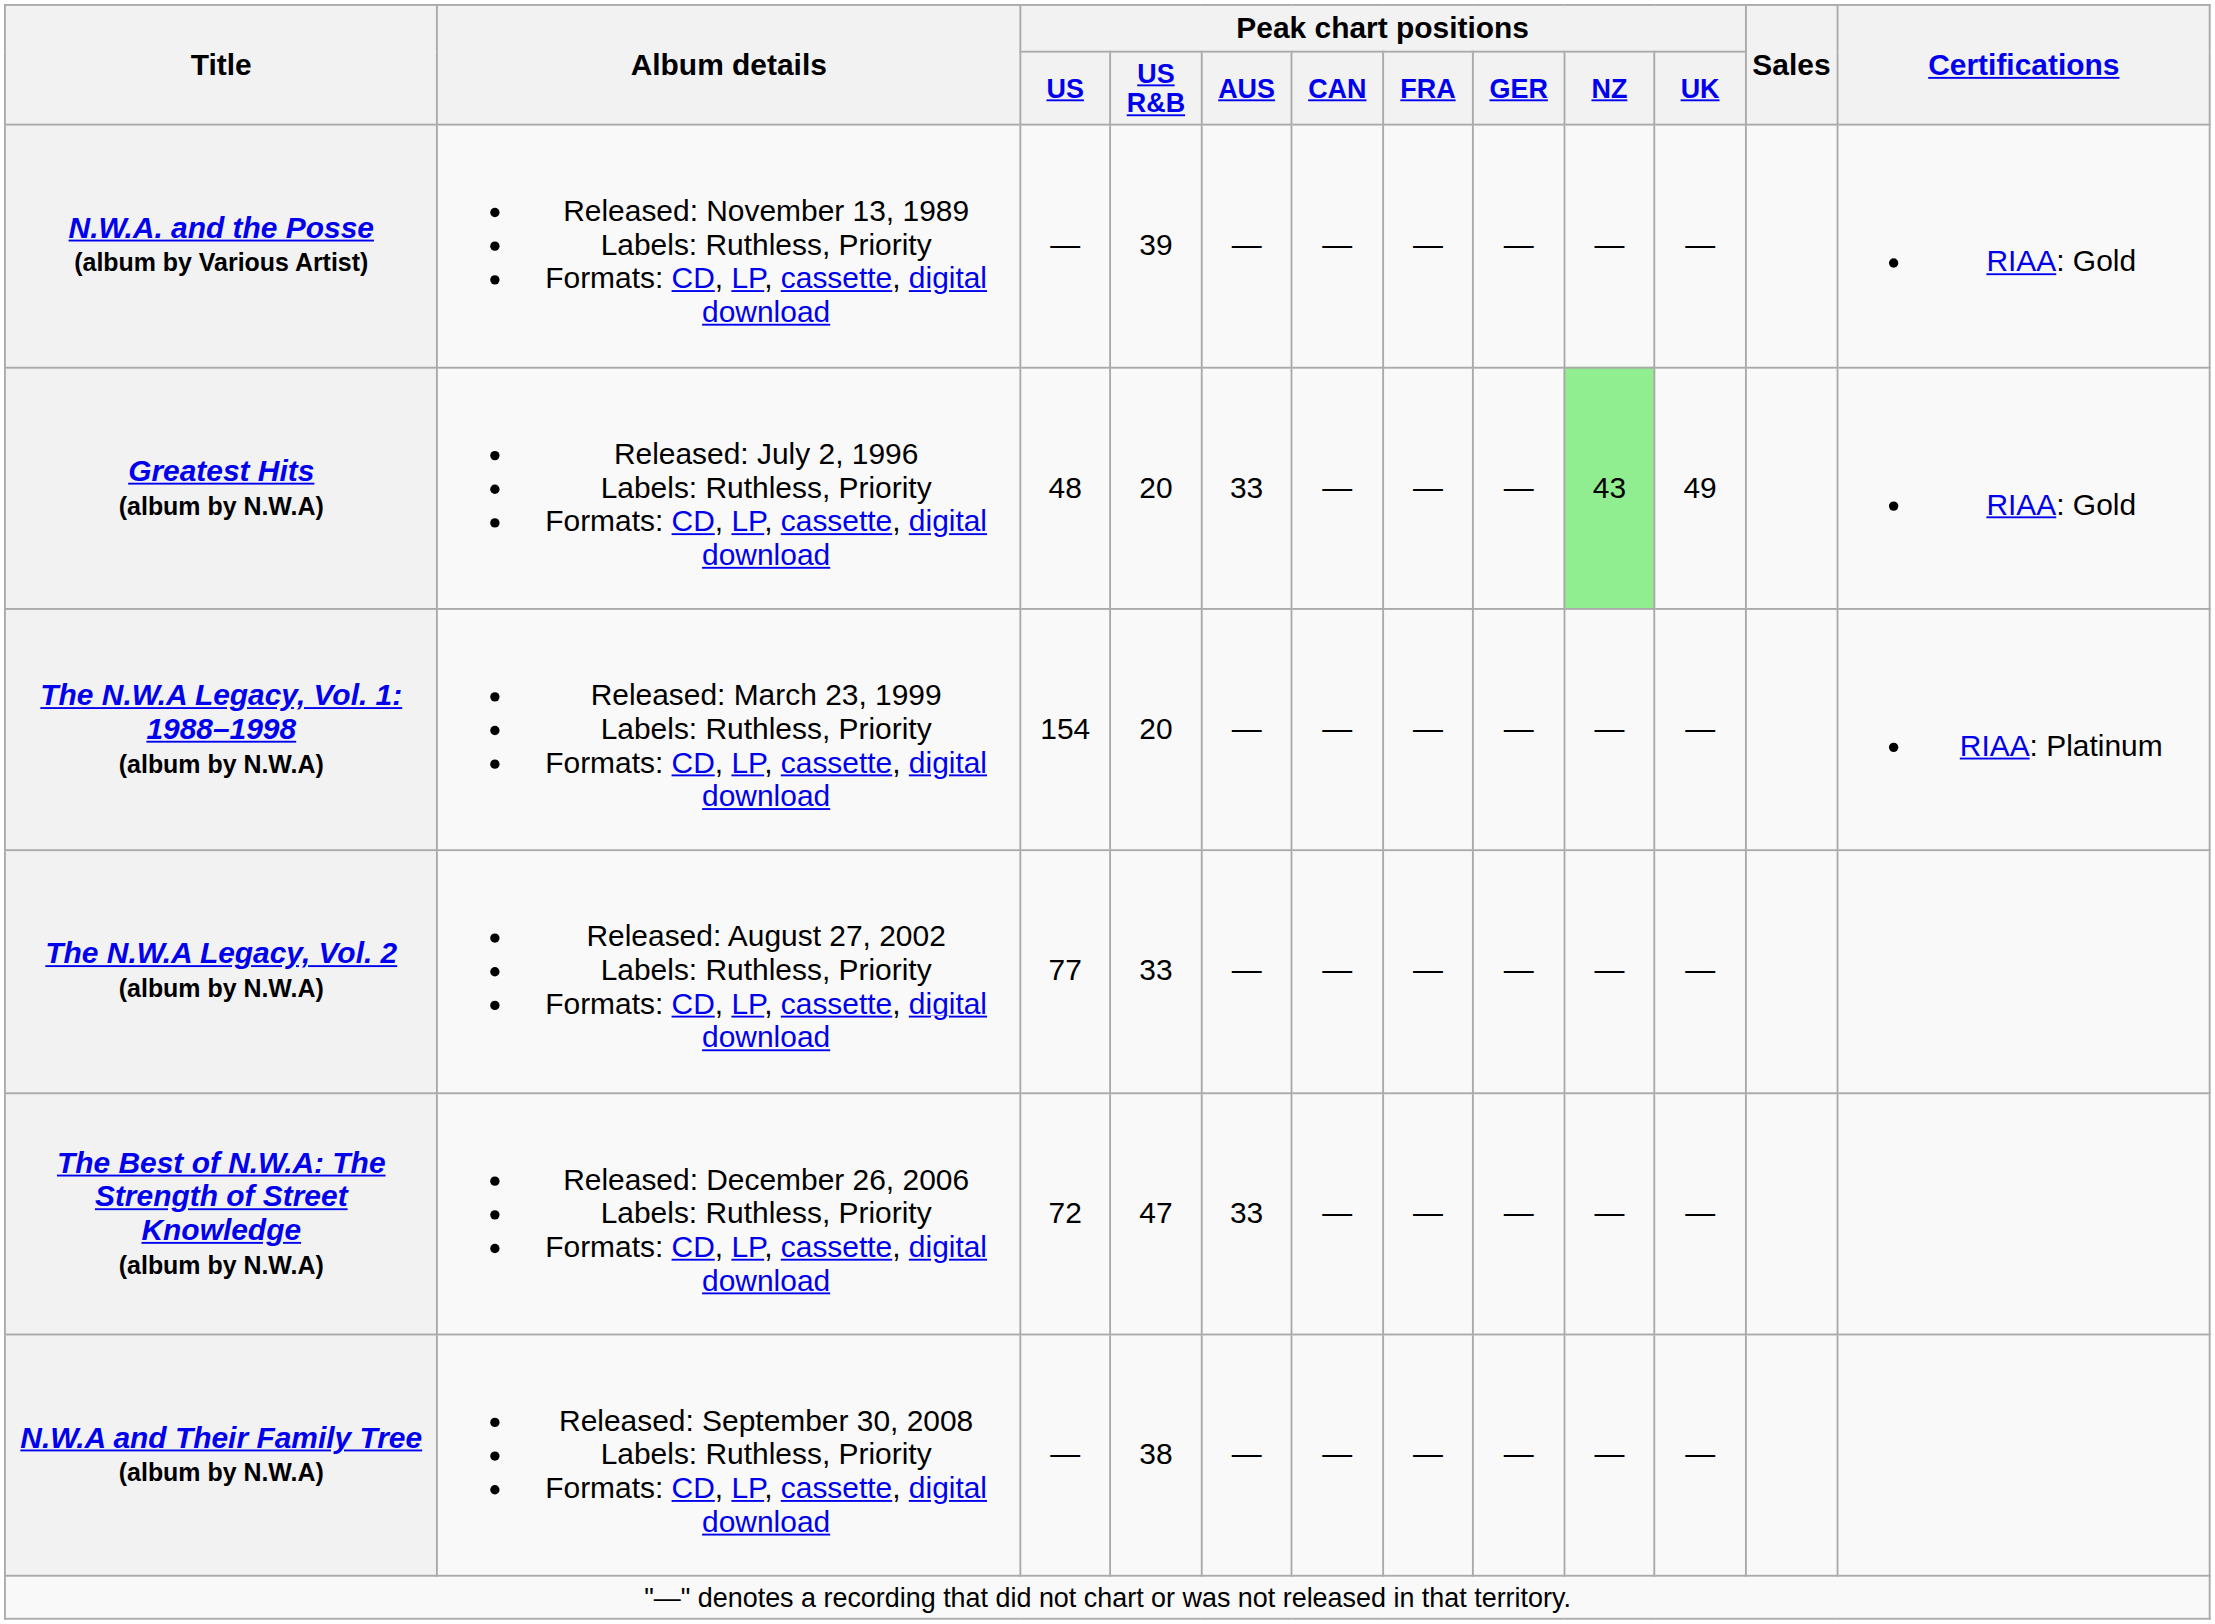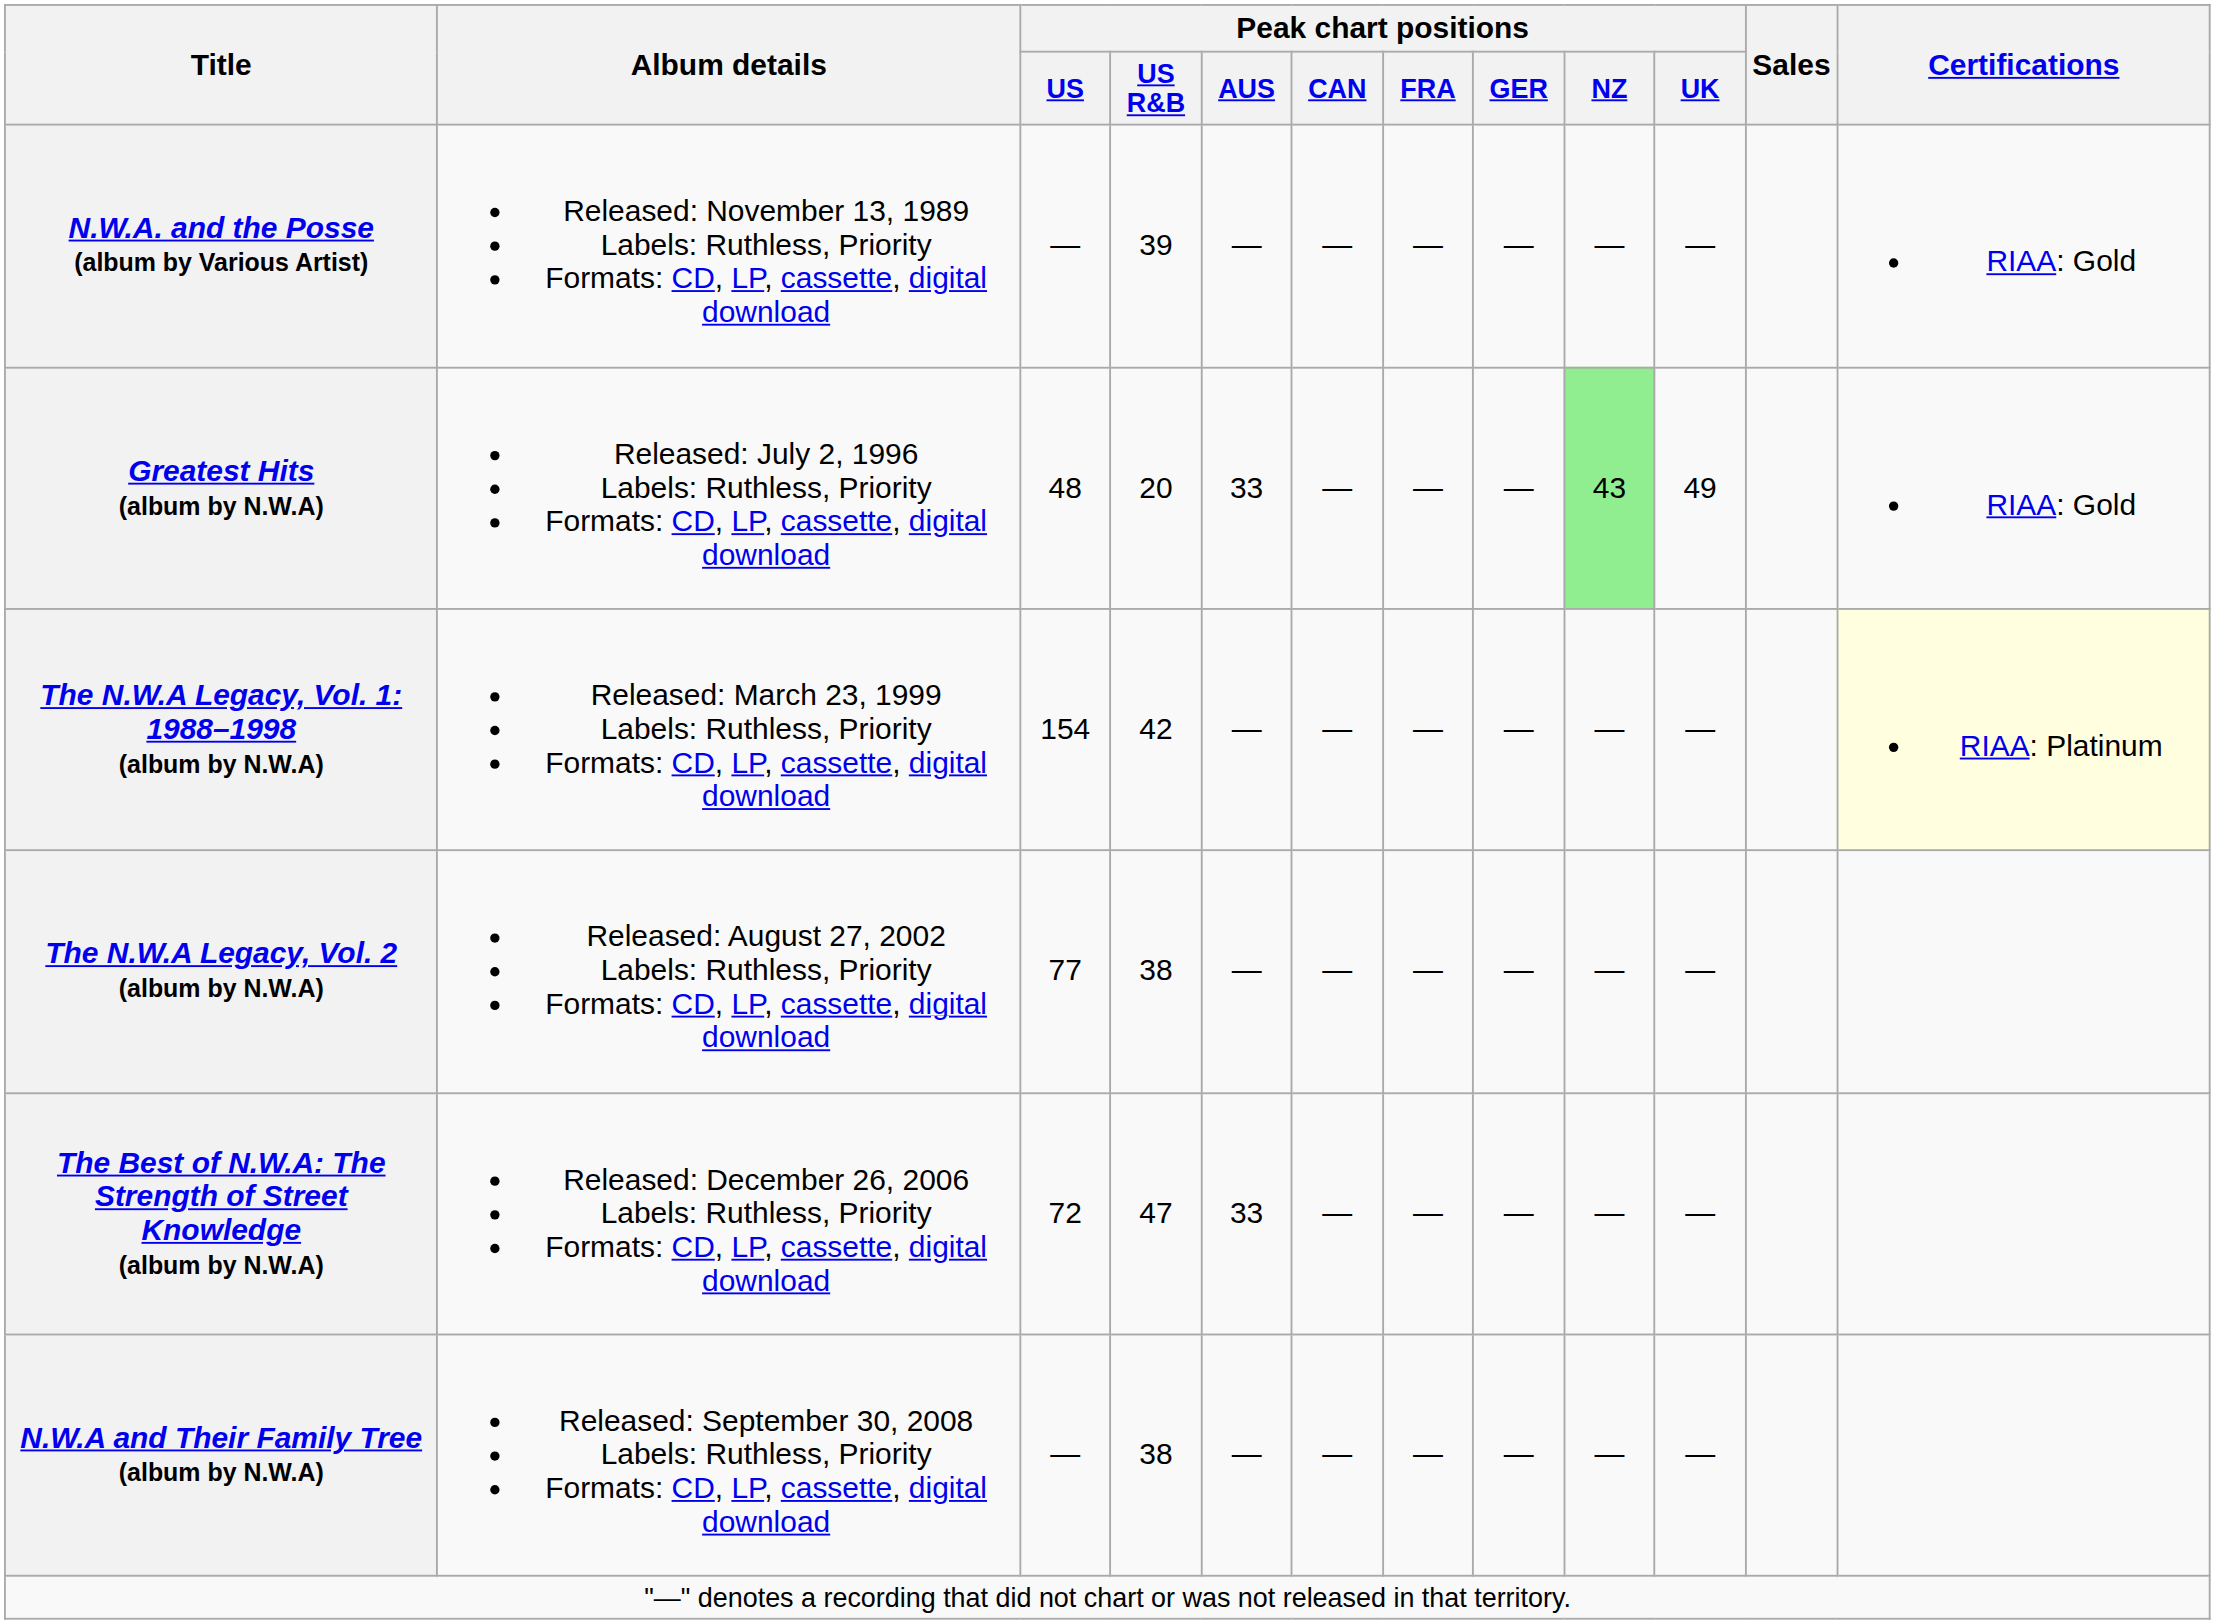(1156, 729) 20 -> (1156, 729) 42
(2024, 747) no background -> (2024, 747) lightyellow background
(1156, 971) 33 -> (1156, 971) 38
